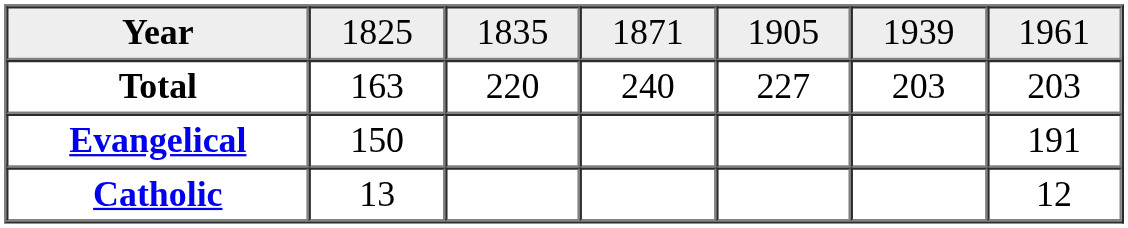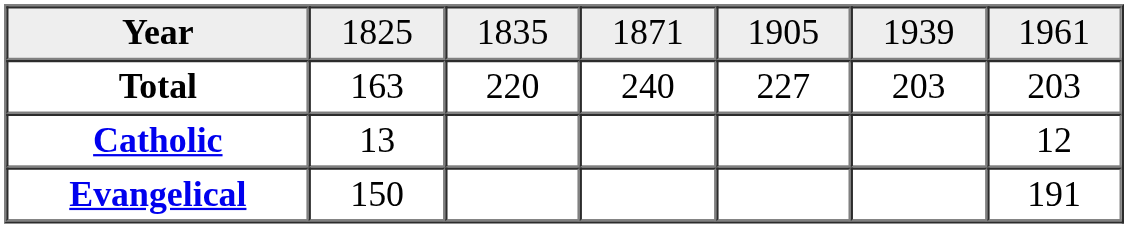rows swapped: (158, 193) <-> (158, 140)
